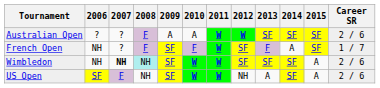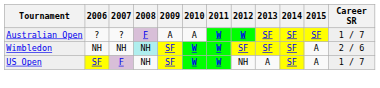(352, 35) 2 / 6 -> (352, 35) 1 / 7
- row: (34, 49)
(121, 62) bold -> (121, 49) normal
(352, 76) 2 / 6 -> (352, 62) 1 / 7
